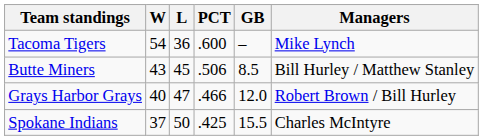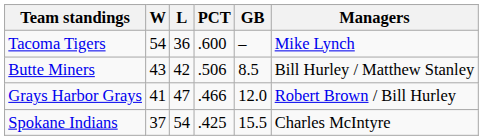(182, 69) 45 -> (182, 69) 42
(158, 95) 40 -> (158, 95) 41
(182, 122) 50 -> (182, 122) 54
